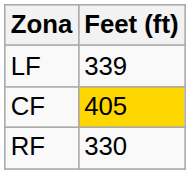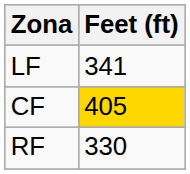(106, 65) 339 -> (106, 65) 341
